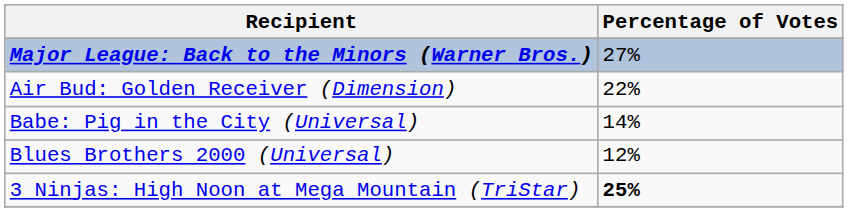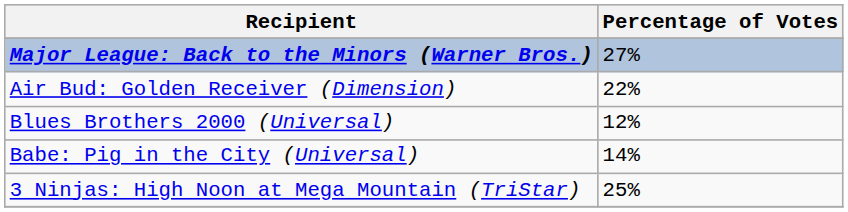rows swapped: (214, 123) <-> (202, 156)
(621, 190) bold -> (621, 190) normal
